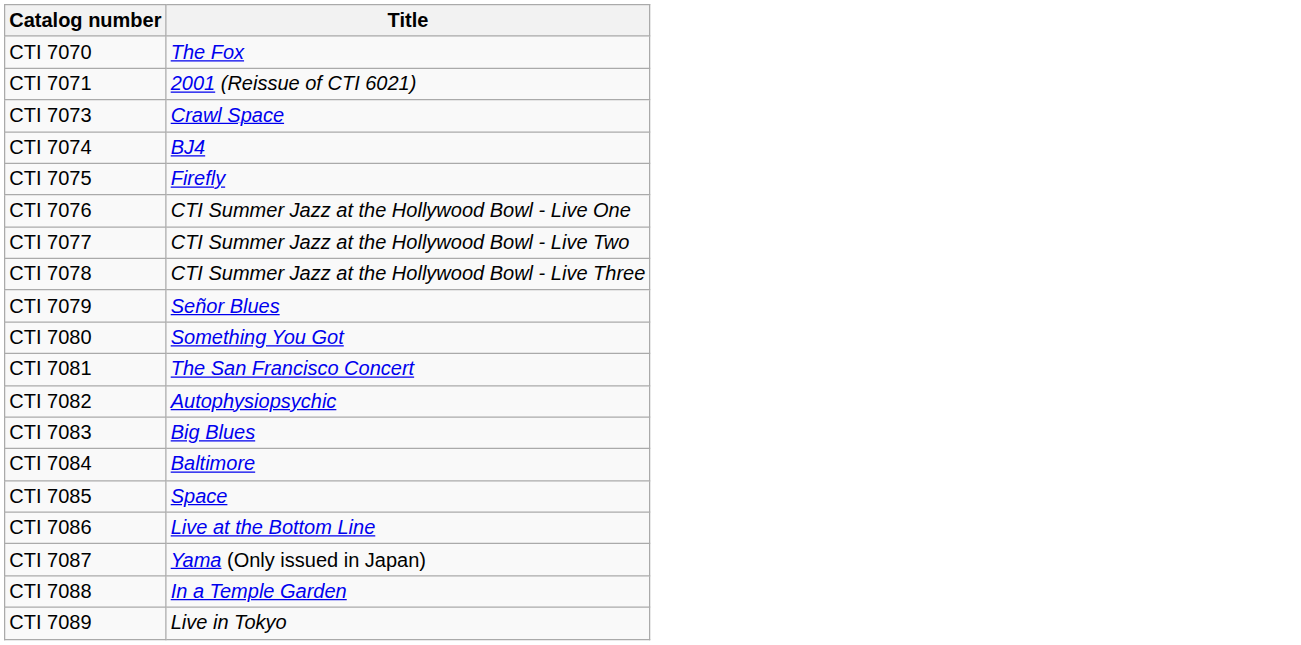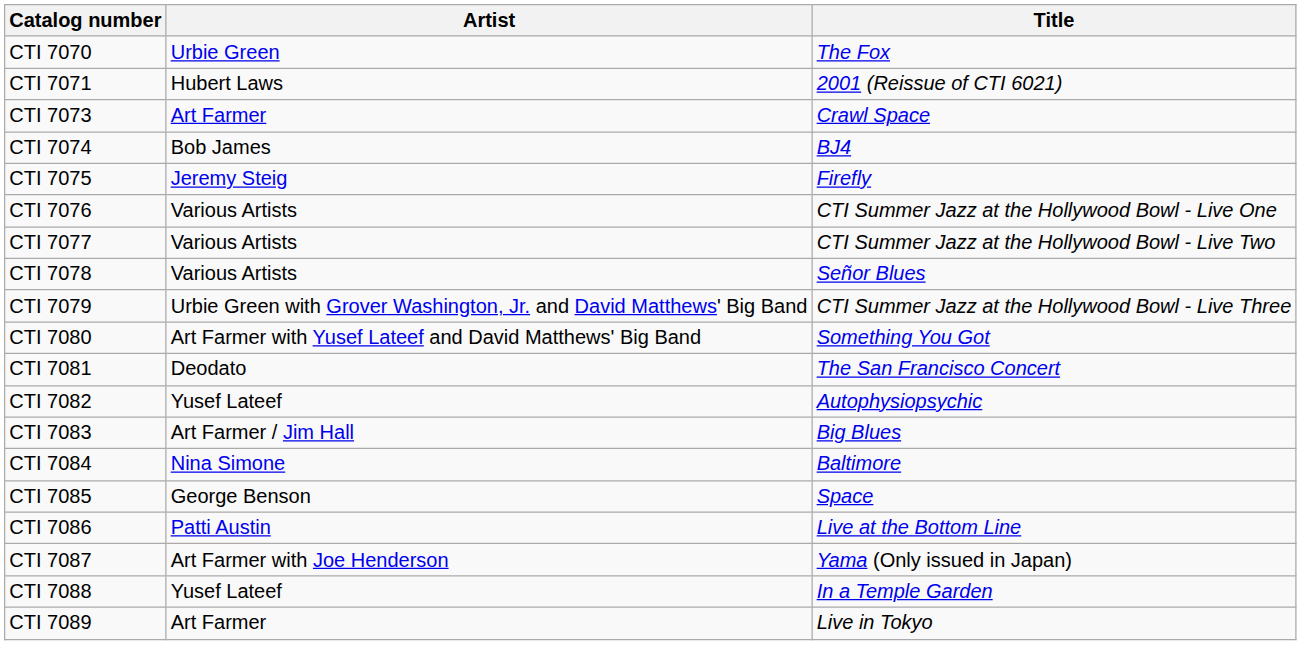+ column: (489, 20)
(408, 274) CTI Summer Jazz at the Hollywood Bowl - Live Three -> (871, 274) Señor Blues
(225, 305) Señor Blues -> (1054, 305) CTI Summer Jazz at the Hollywood Bowl - Live Three
